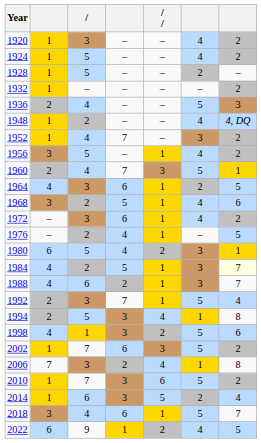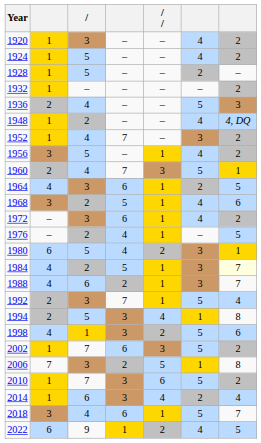(162, 365) 4 -> (162, 365) 5
(162, 397) 5 -> (162, 397) 4
